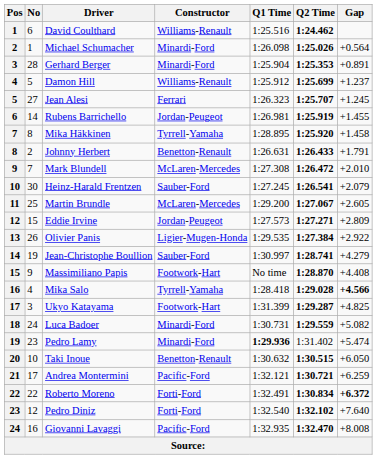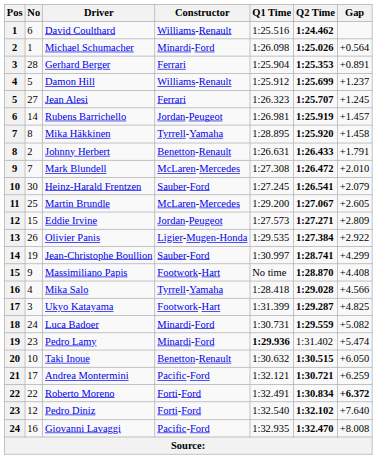(186, 65) Minardi-Ford -> (172, 65) Ferrari
(355, 117) +1.455 -> (355, 117) +1.457
(355, 255) +4.279 -> (355, 255) +4.299
(355, 290) bold -> (355, 290) normal
